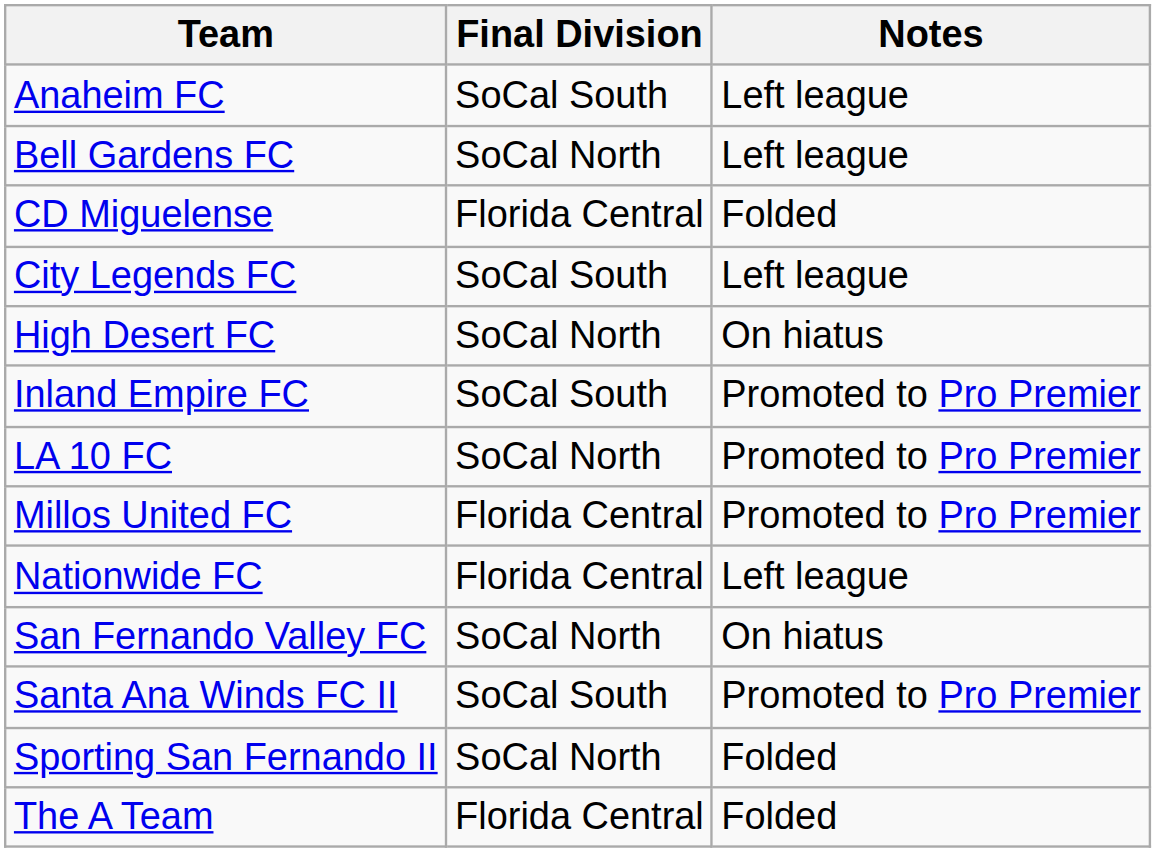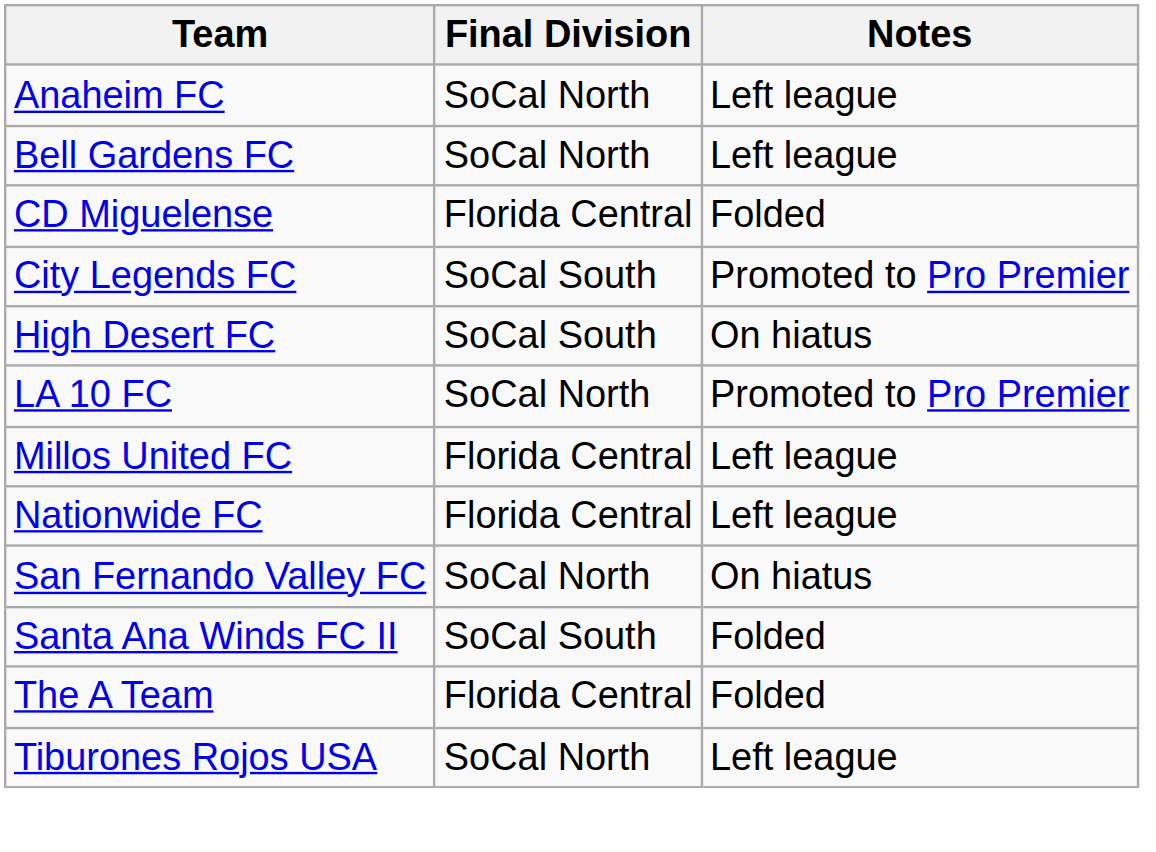(562, 94) SoCal South -> (547, 94) SoCal North
(815, 275) Left league -> (920, 275) Promoted to Pro Premier
(558, 335) SoCal North -> (550, 335) SoCal South
- row: (161, 395)
(931, 515) Promoted to Pro Premier -> (804, 455) Left league
(931, 696) Promoted to Pro Premier -> (768, 635) Folded
- row: (226, 756)
+ row: (196, 756)
